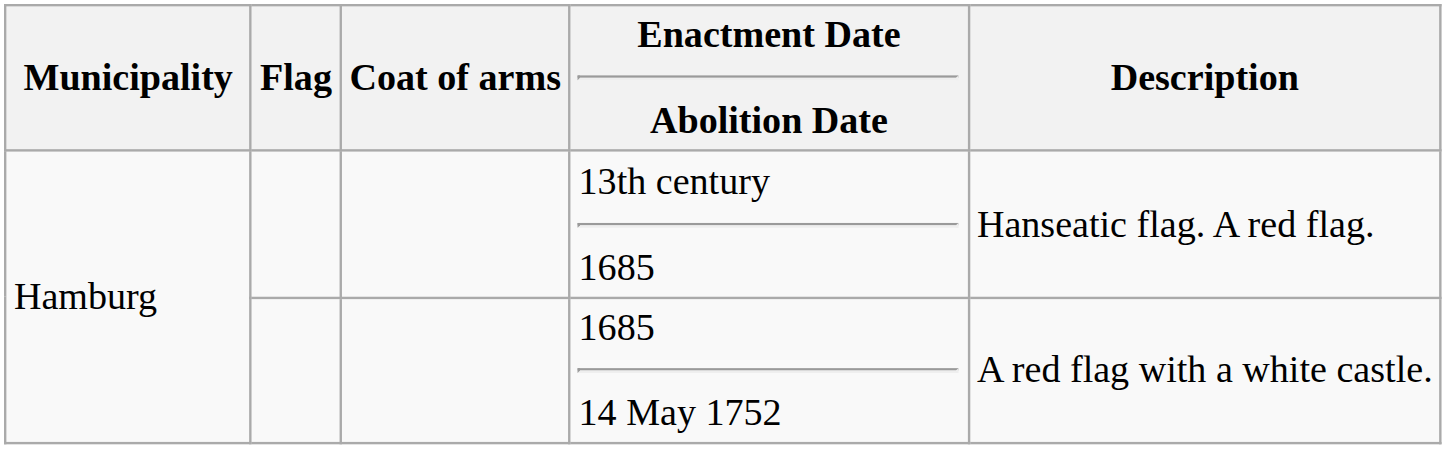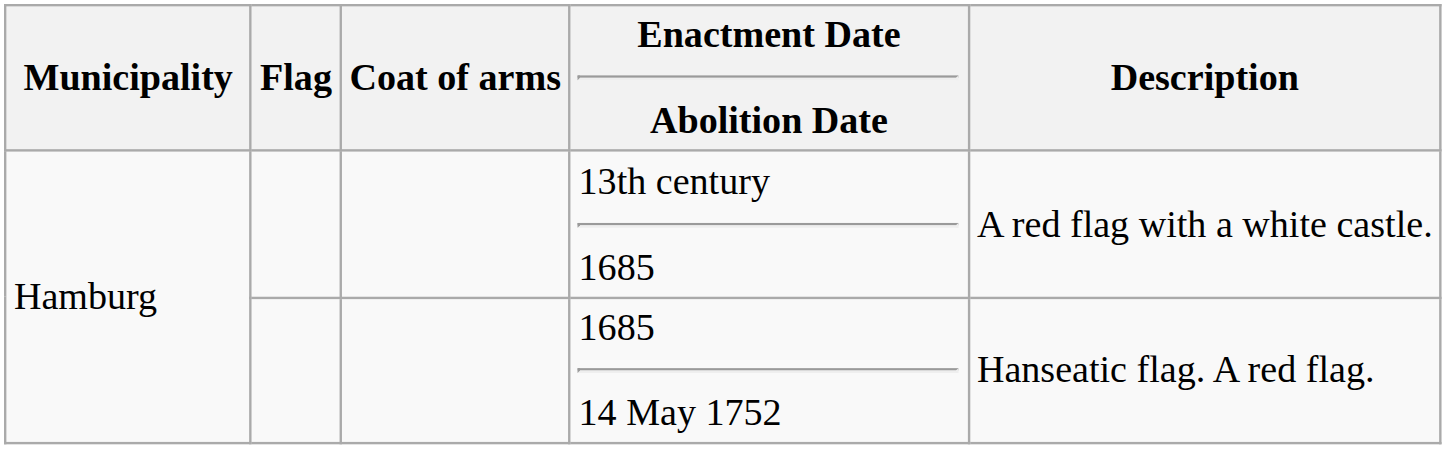(1176, 223) Hanseatic flag. A red flag. -> (1205, 223) A red flag with a white castle.
(1205, 369) A red flag with a white castle. -> (1176, 369) Hanseatic flag. A red flag.
